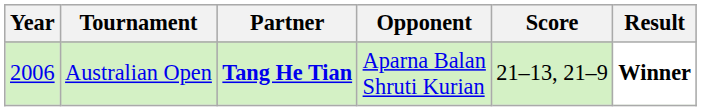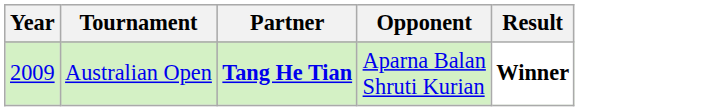- column: (552, 23)
(32, 73) 2006 -> (32, 73) 2009
